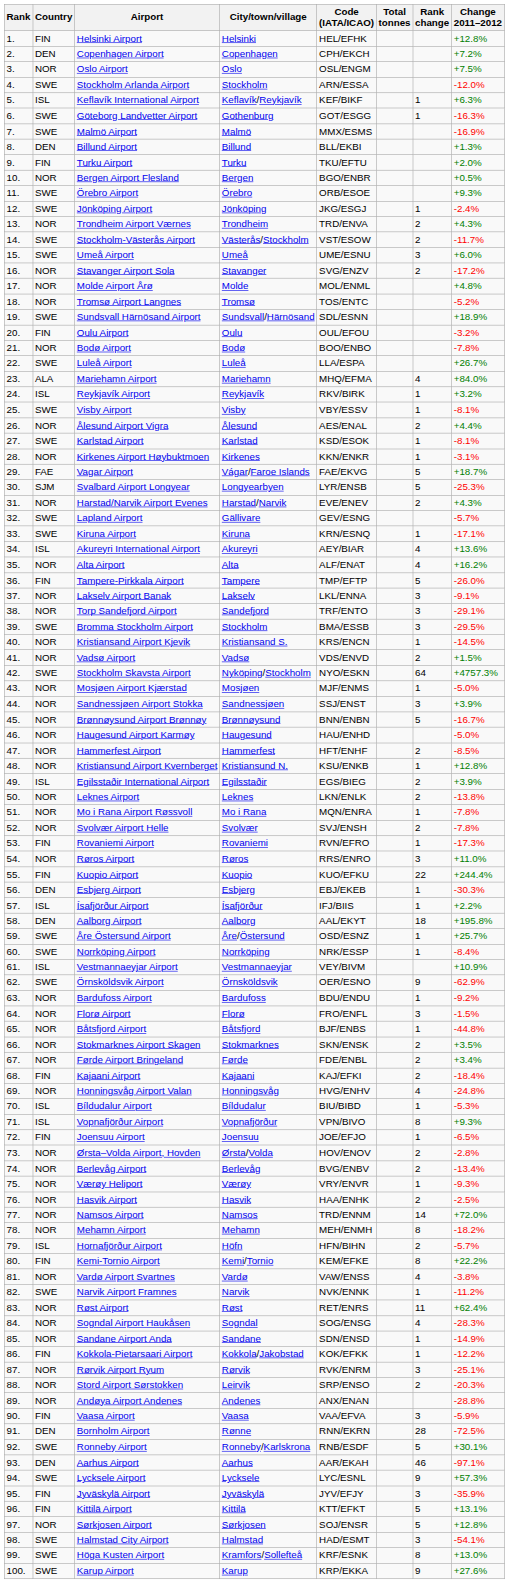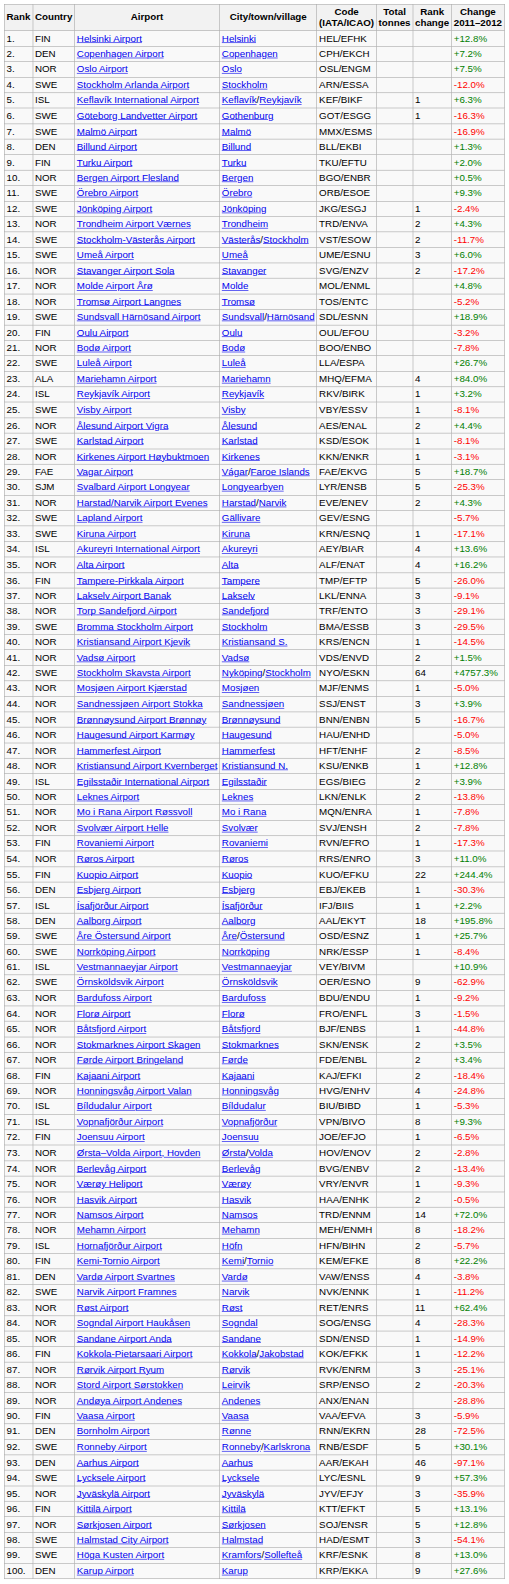(466, 1199) -2.5% -> (466, 1199) -0.5%
(46, 1276) NOR -> (45, 1276) DEN
(43, 1493) FIN -> (46, 1493) NOR
(46, 1571) SWE -> (45, 1571) DEN
